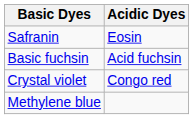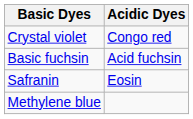rows swapped: (33, 37) <-> (47, 80)
